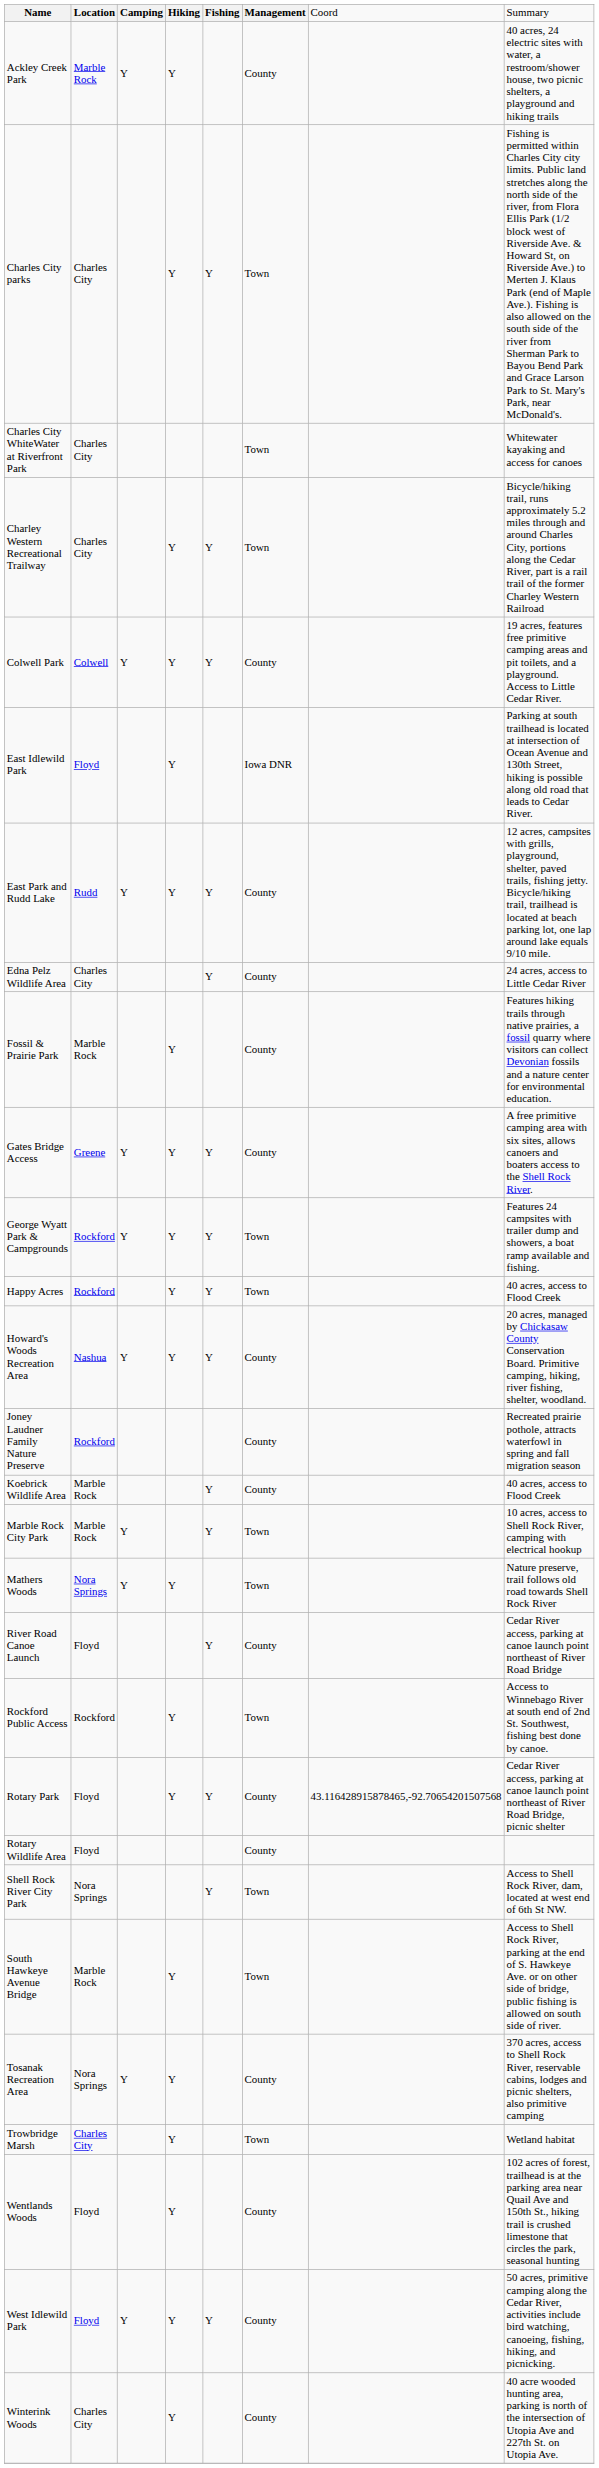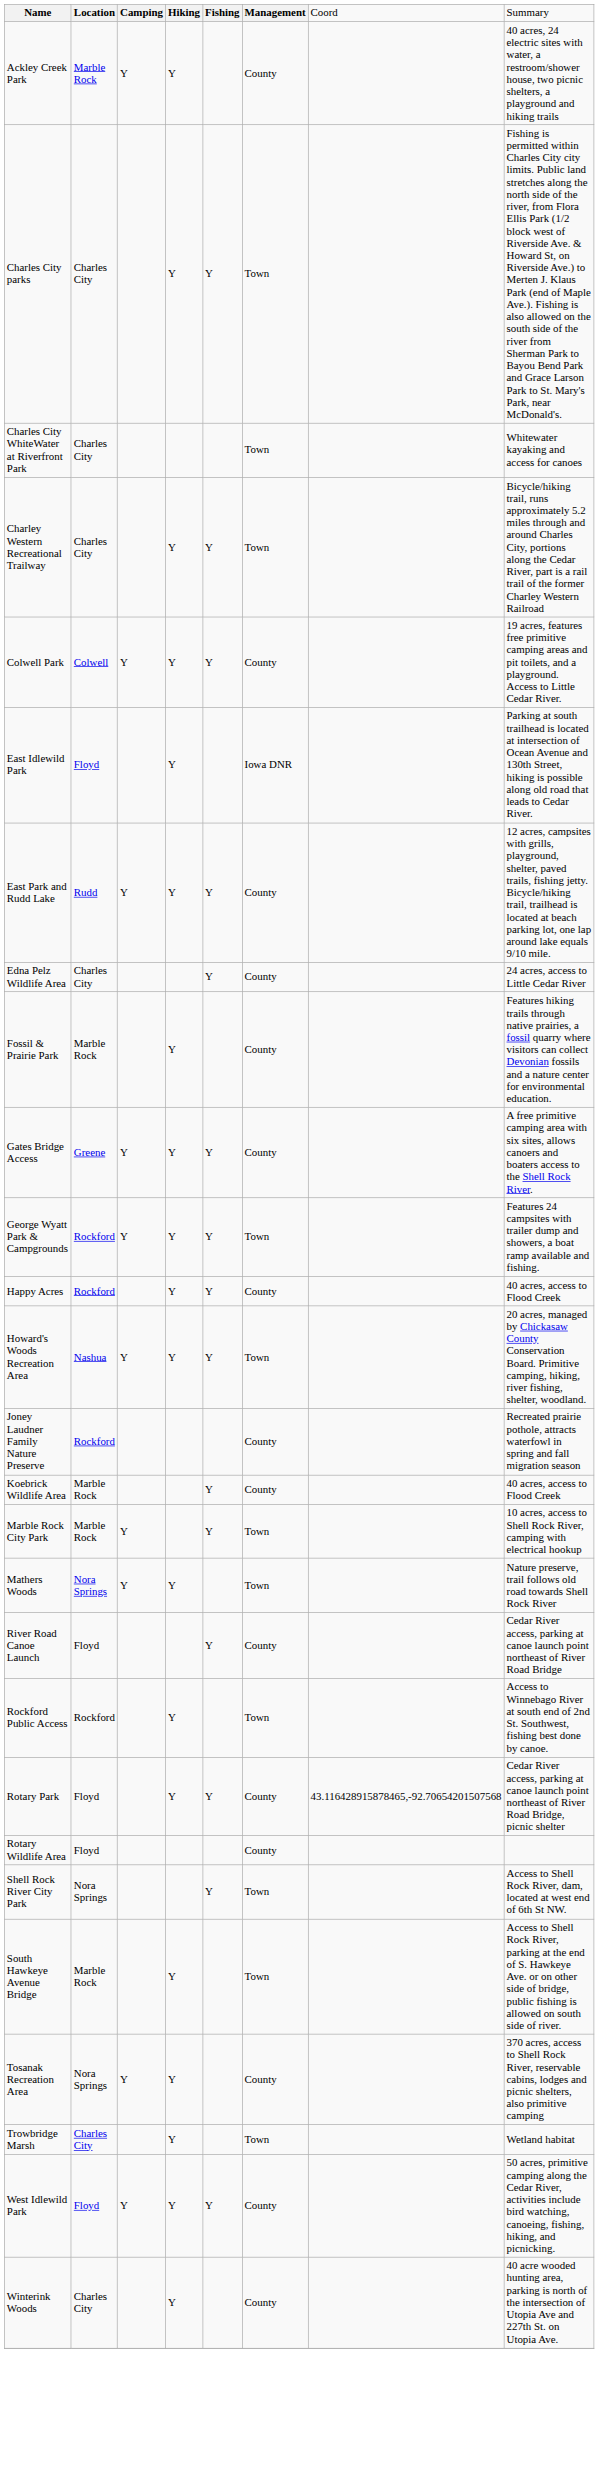(257, 1291) Town -> (261, 1291) County
(261, 1357) County -> (257, 1357) Town
- row: (30, 2212)
